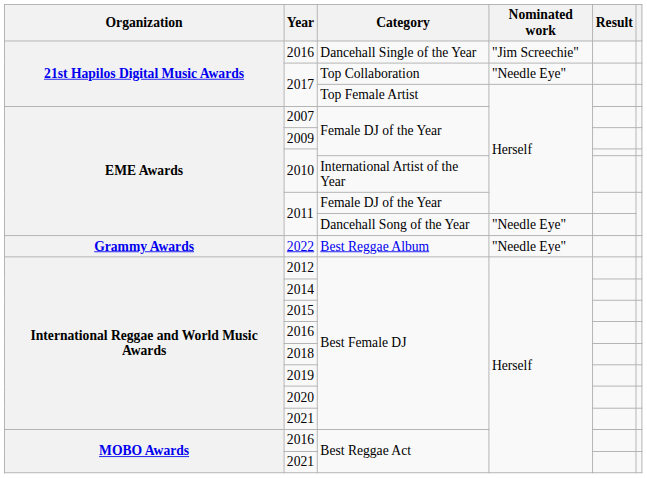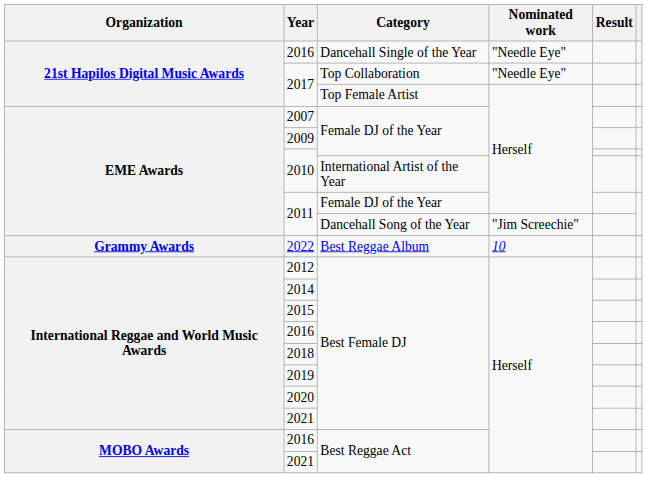(535, 52) "Jim Screechie" -> (529, 52) "Needle Eye"
(529, 224) "Needle Eye" -> (535, 224) "Jim Screechie"
(529, 246) "Needle Eye" -> (499, 246) 10
